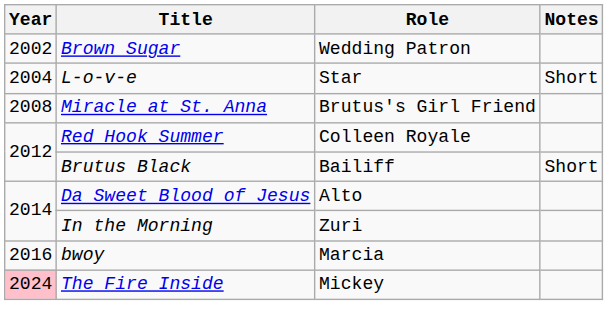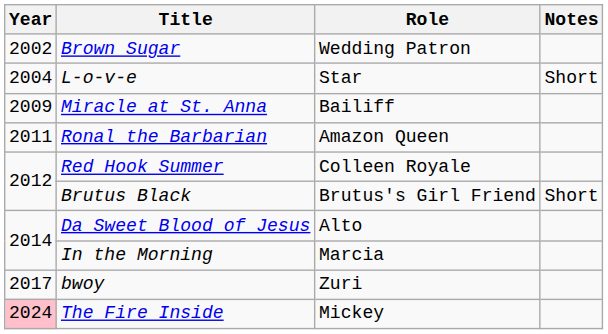(31, 108) 2008 -> (31, 108) 2009
(427, 108) Brutus's Girl Friend -> (357, 108) Bailiff
+ row: (164, 137)
(357, 167) Bailiff -> (427, 196) Brutus's Girl Friend
(341, 226) Zuri -> (352, 255) Marcia
(31, 255) 2016 -> (31, 284) 2017
(352, 255) Marcia -> (341, 284) Zuri
